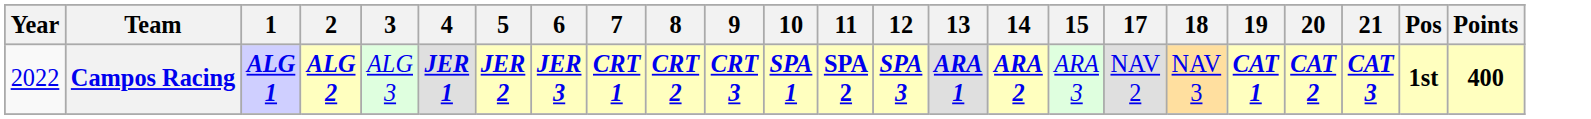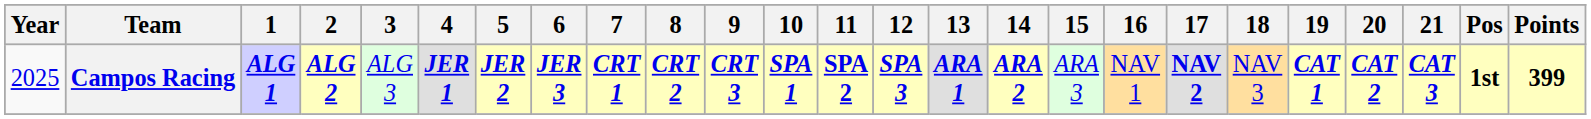+ column: (1135, 24)
(35, 78) 2022 -> (35, 78) 2025
(1135, 78) normal -> (1196, 78) bold
(1486, 78) 400 -> (1547, 78) 399
